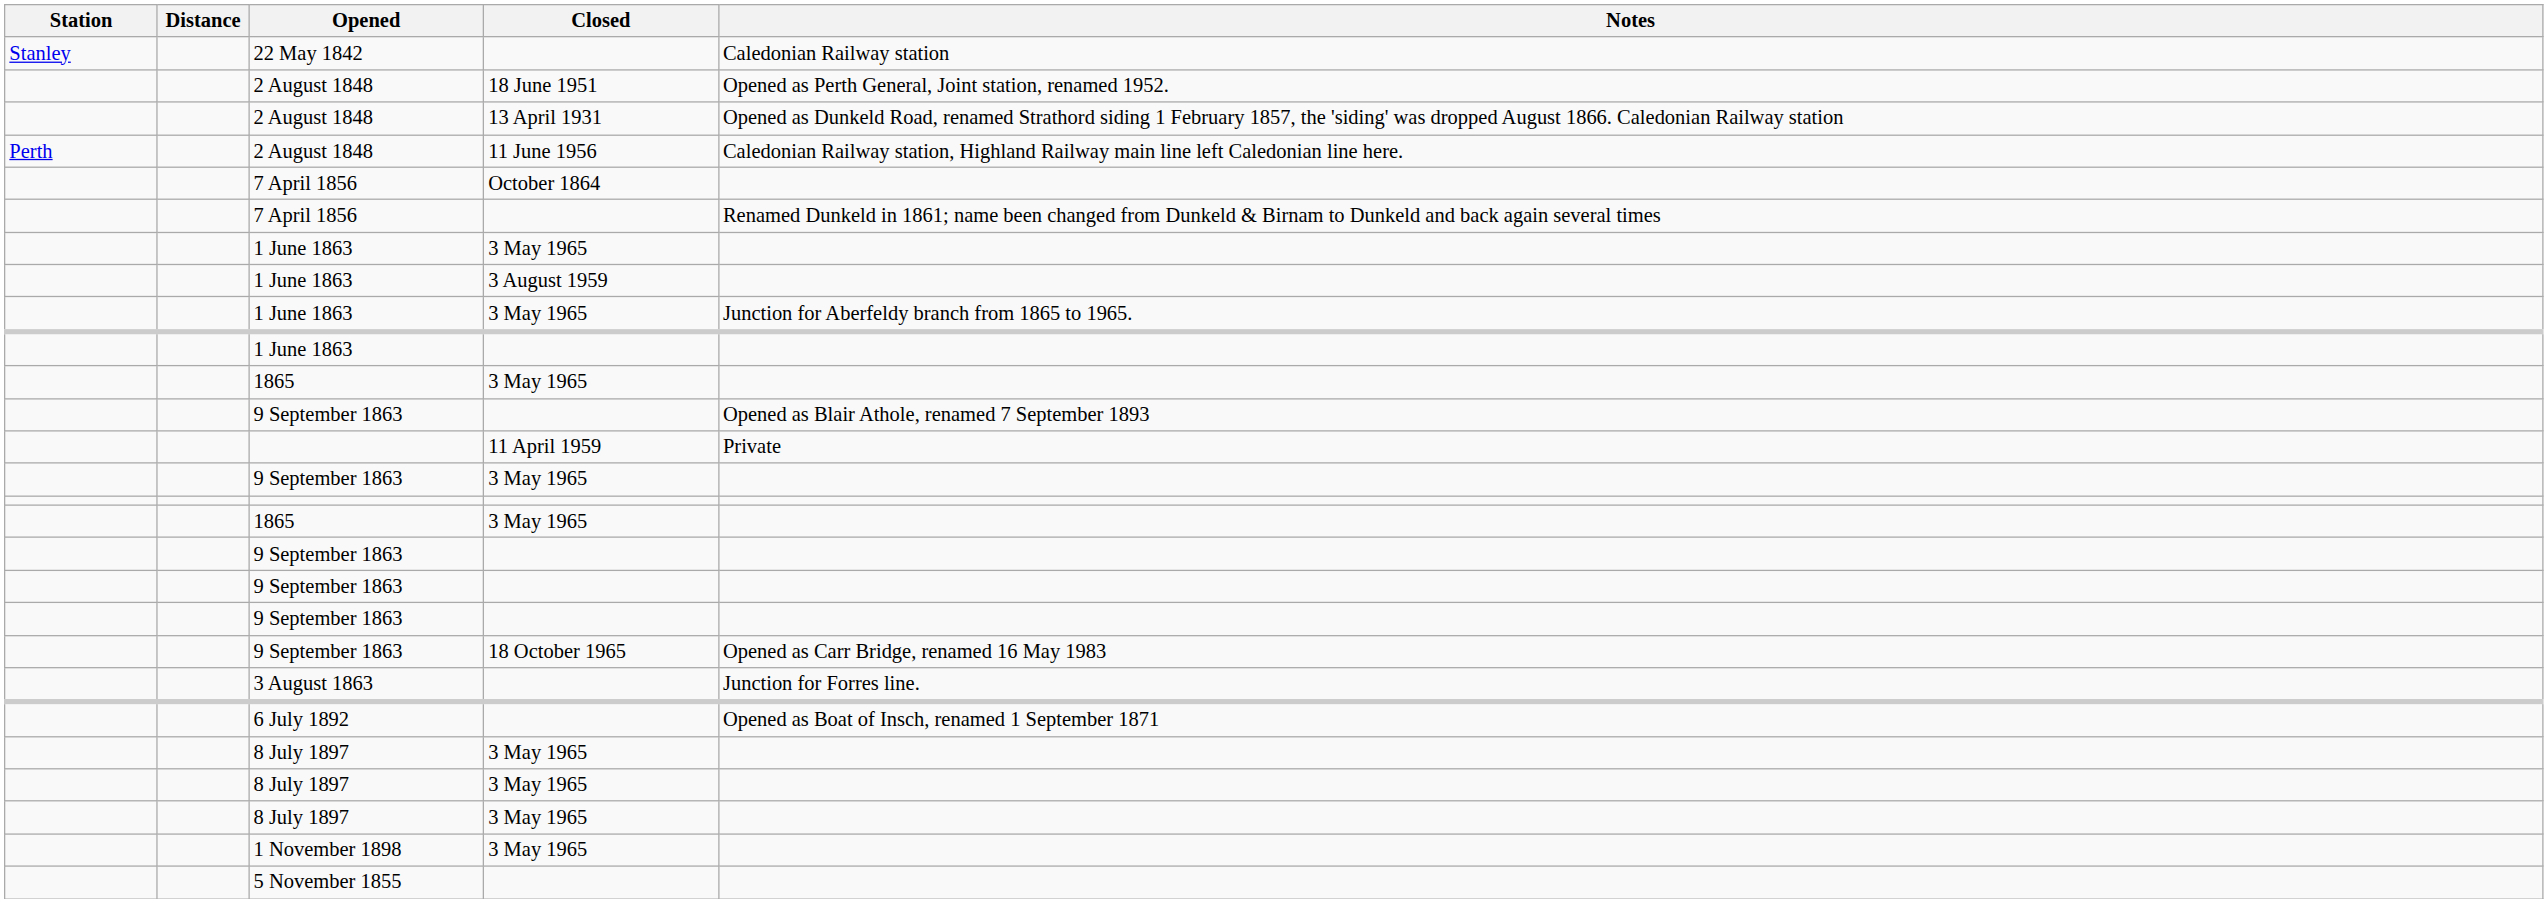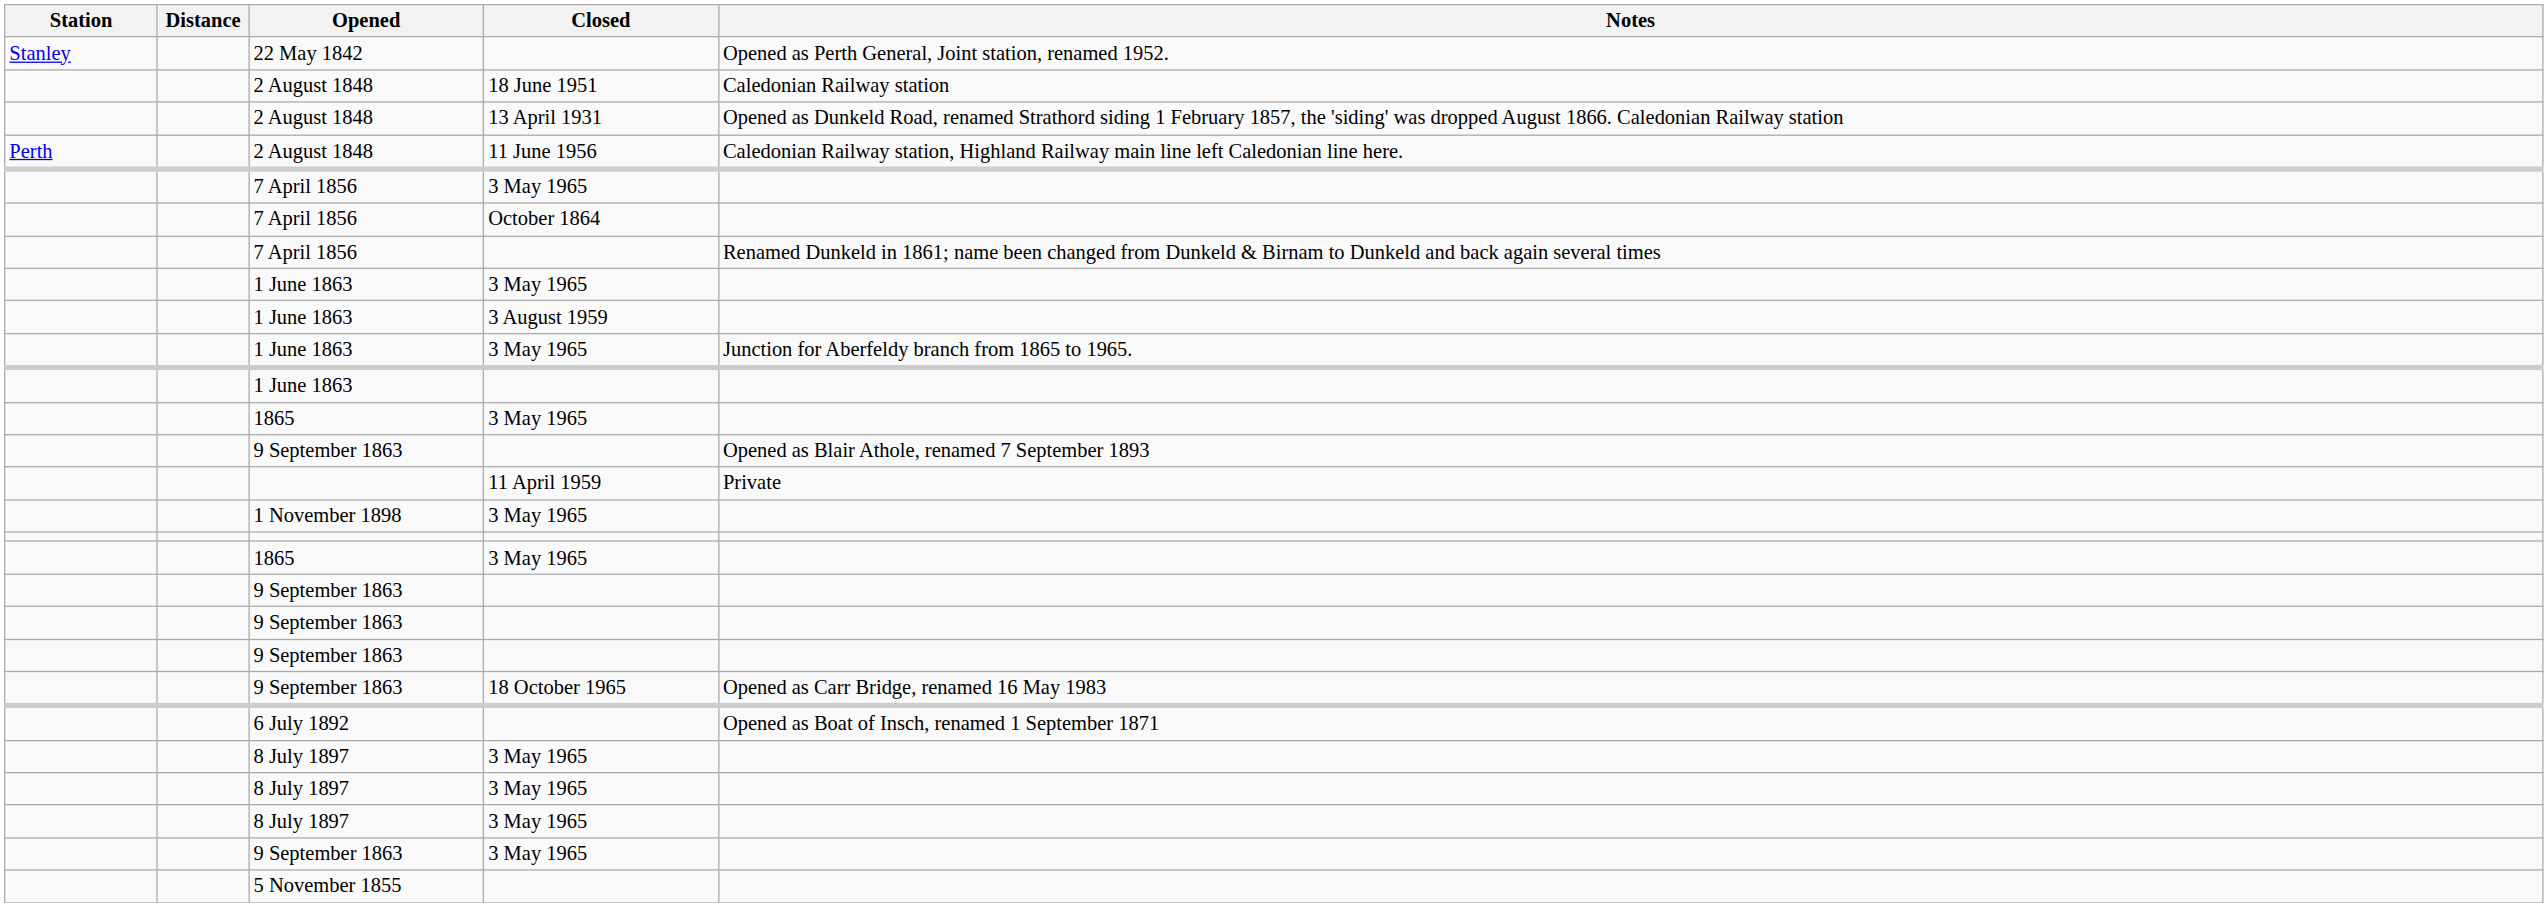(836, 53) Caledonian Railway station -> (946, 53) Opened as Perth General, Joint station, renamed 1952.
(946, 85) Opened as Perth General, Joint station, renamed 1952. -> (836, 85) Caledonian Railway station
+ row: (305, 186)
rows swapped: (328, 479) <-> (327, 849)
- row: (313, 683)
